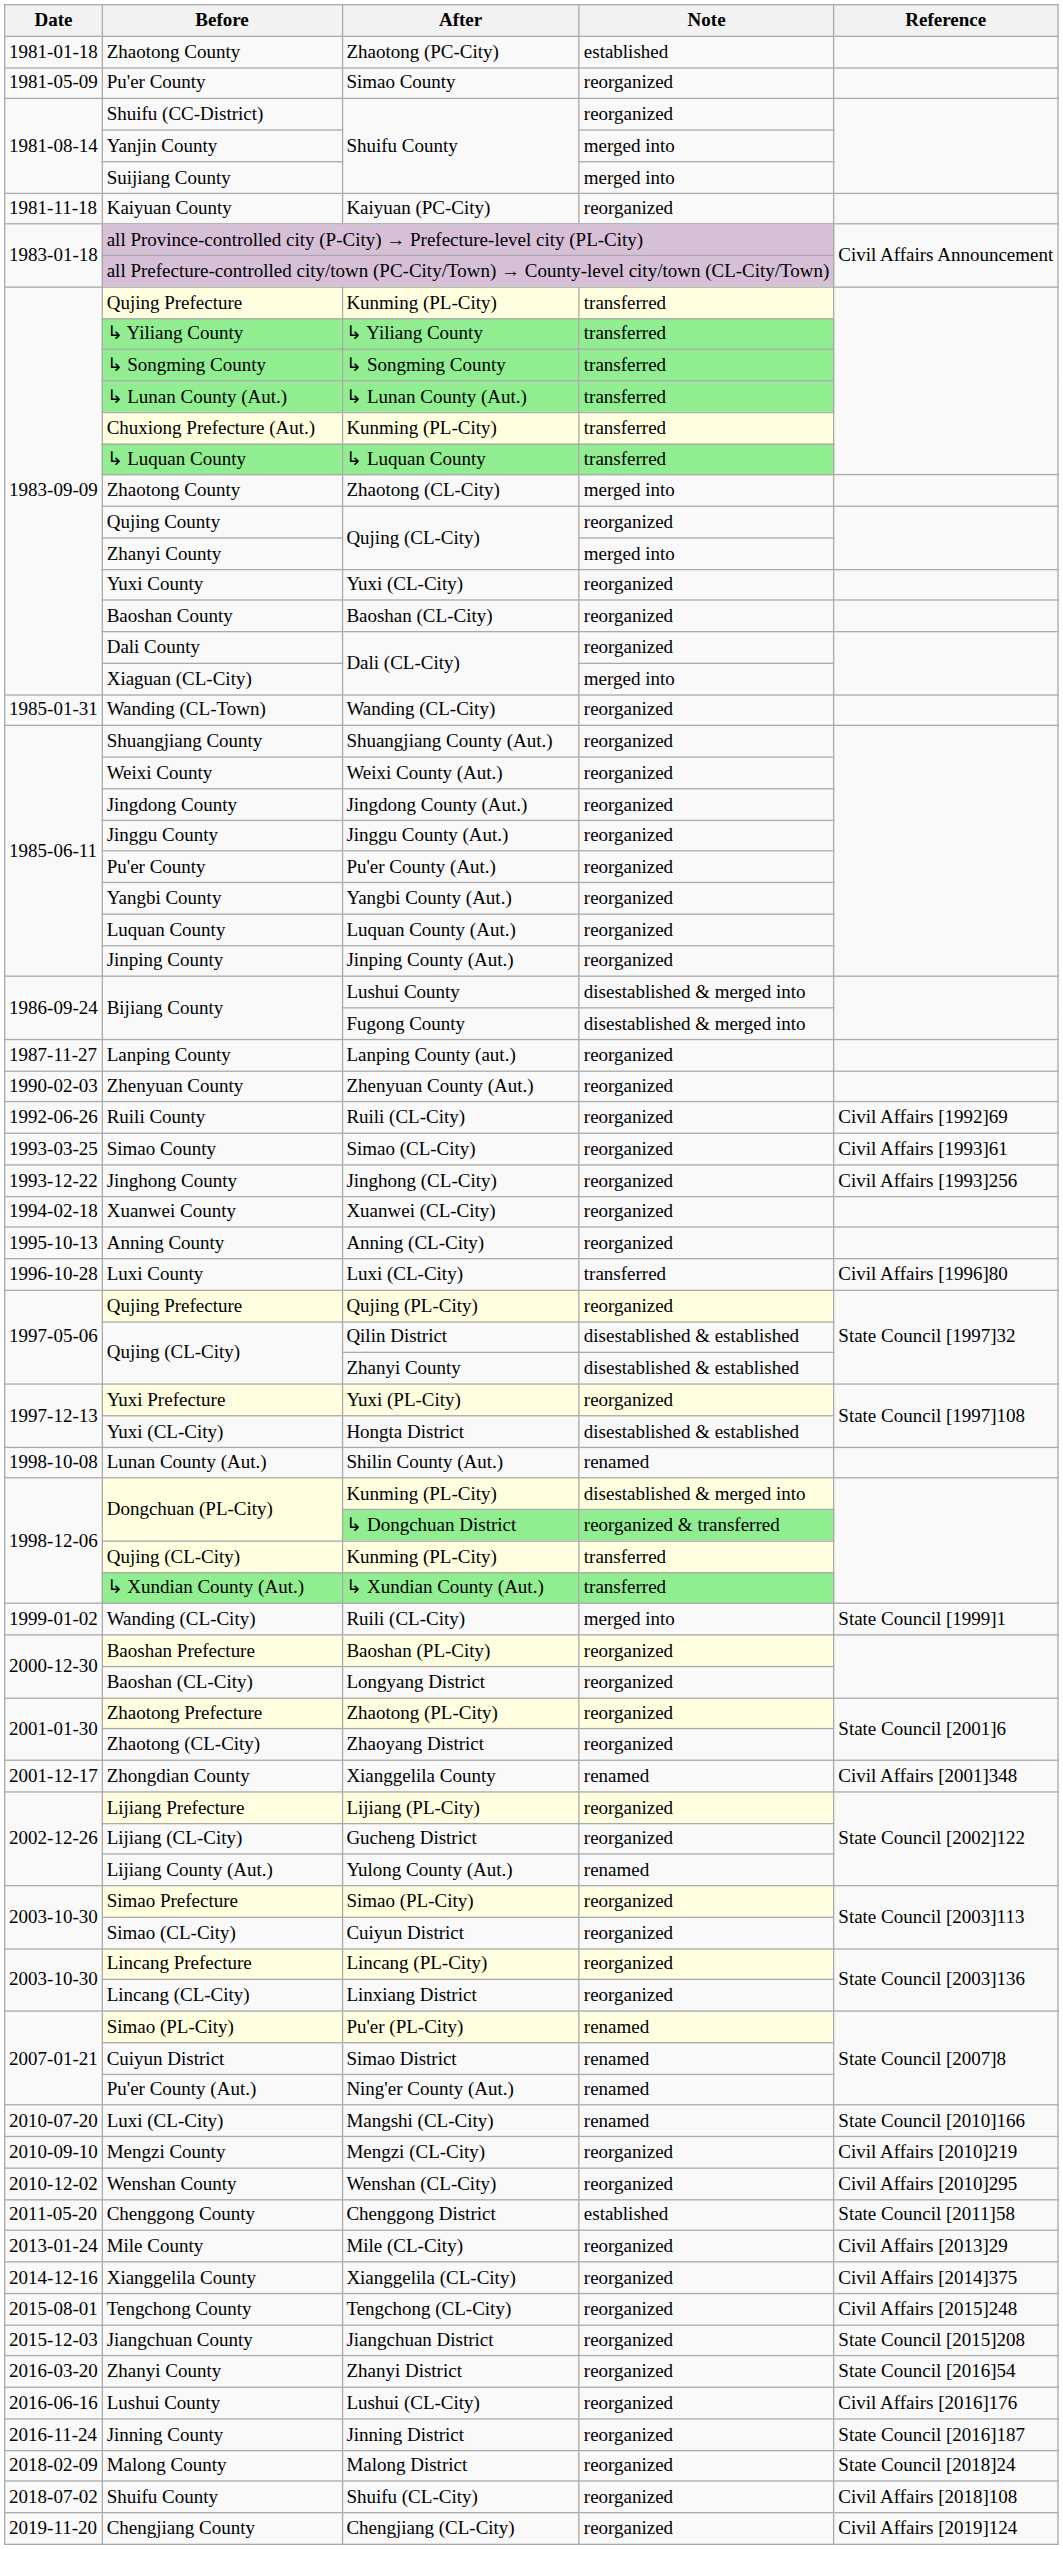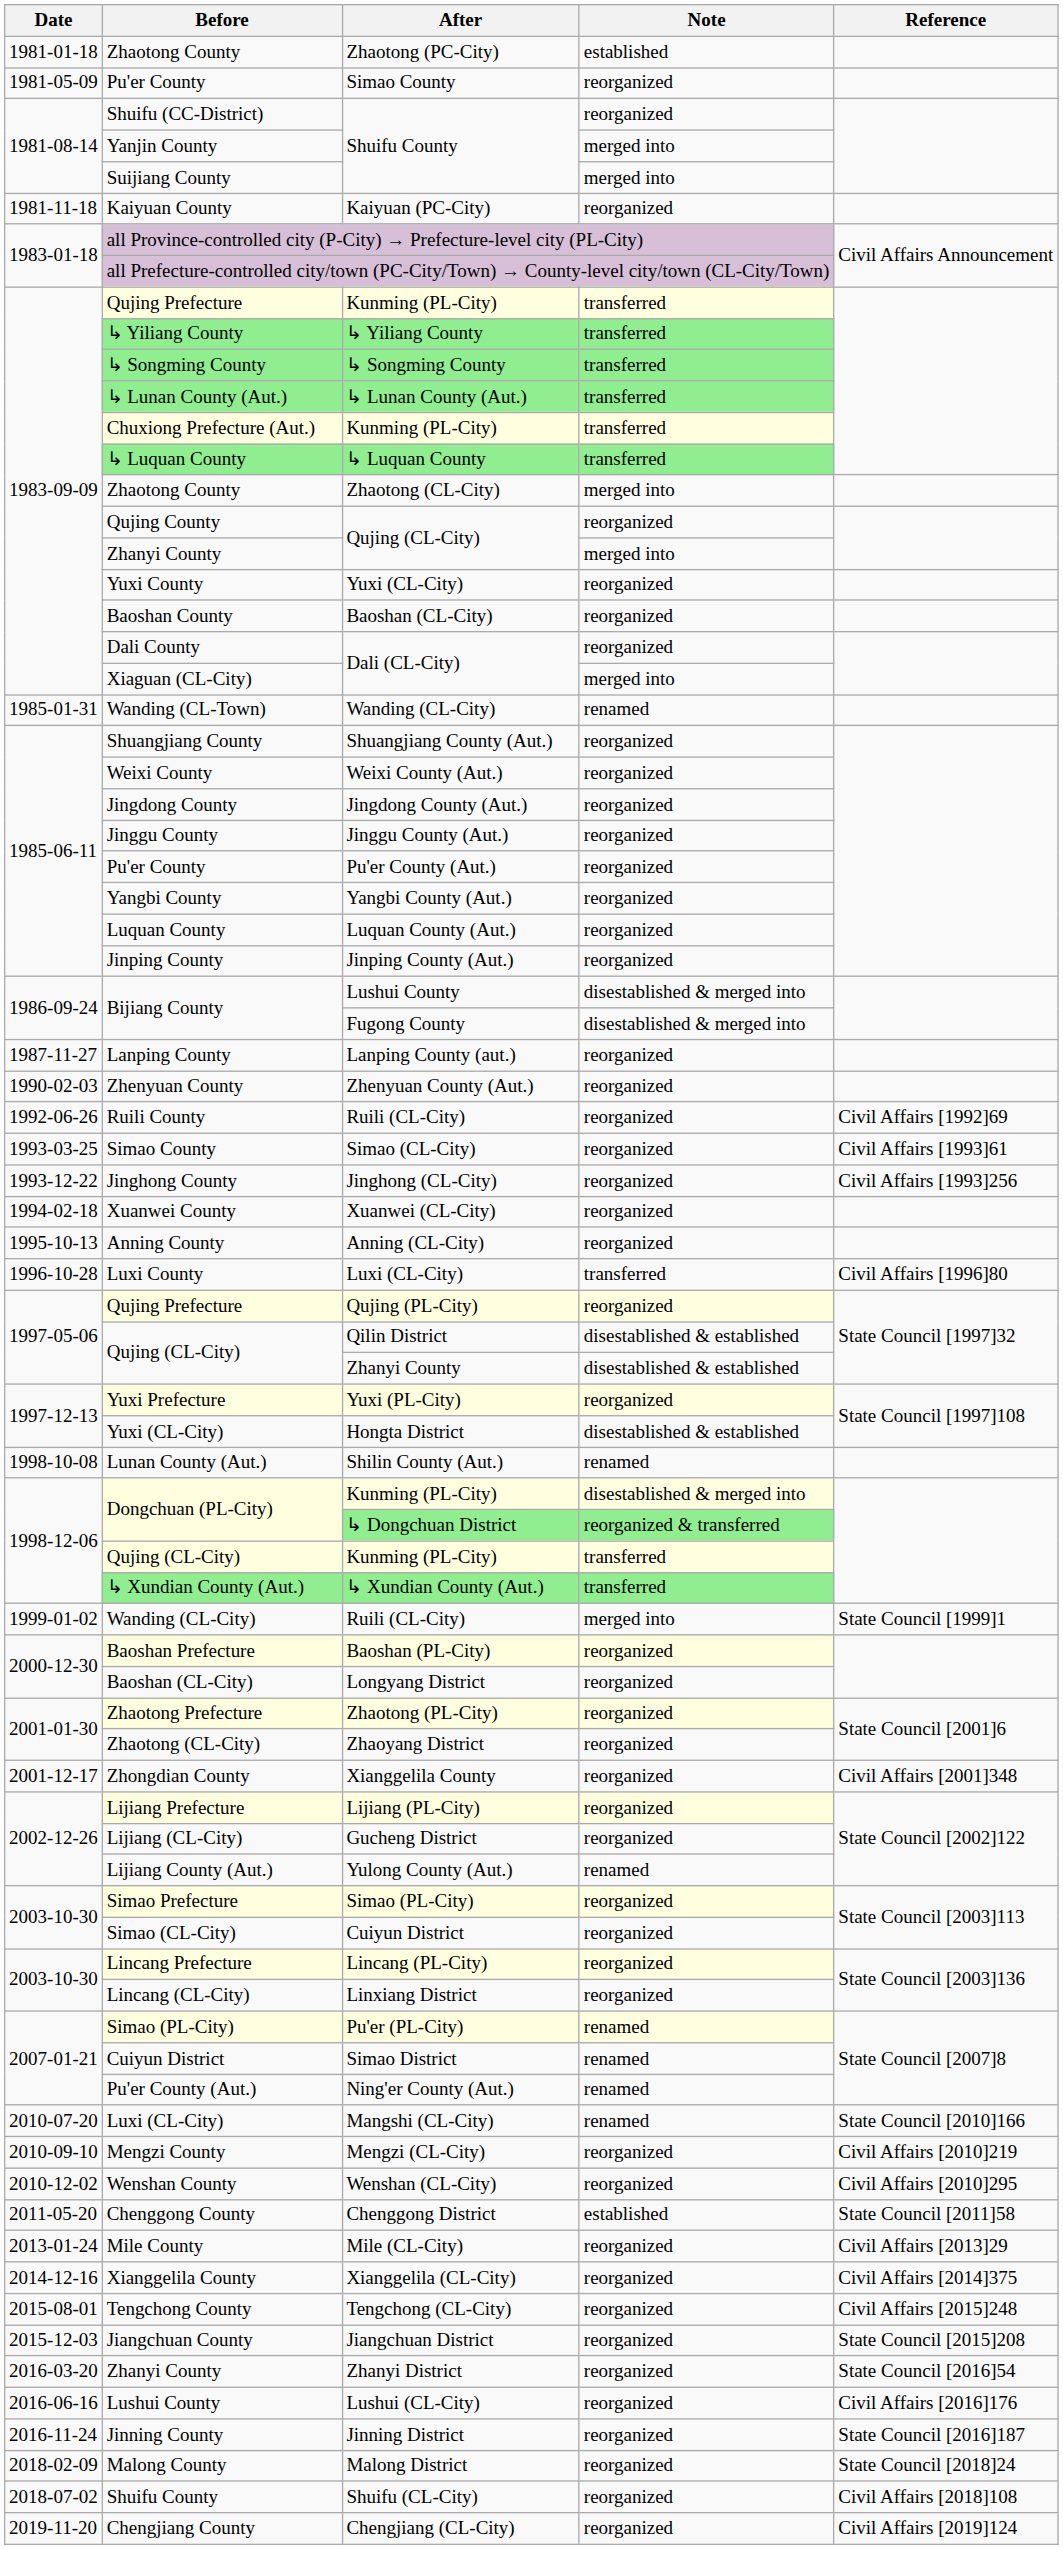(628, 710) reorganized -> (617, 710) renamed
(617, 1776) renamed -> (628, 1776) reorganized
